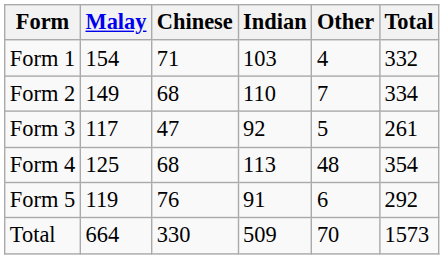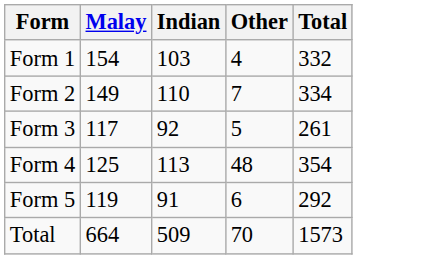- column: (195, 22)
